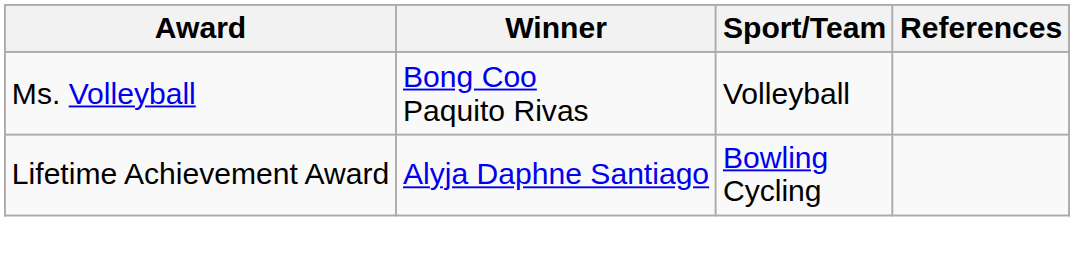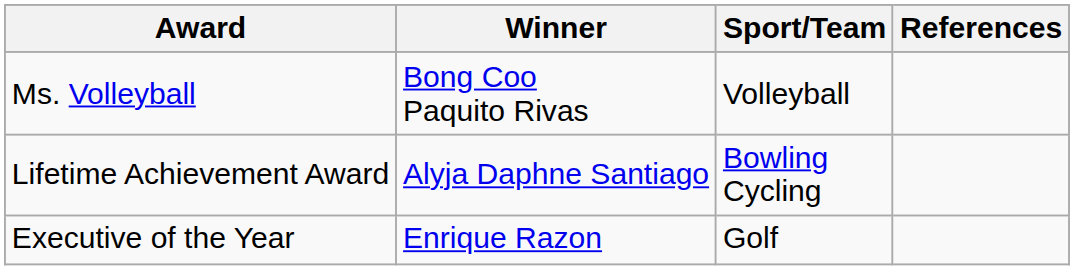+ row: (153, 239)
